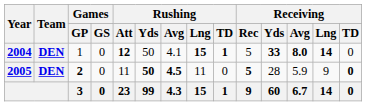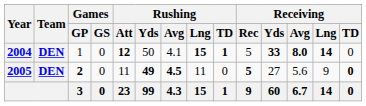(148, 71) 50 -> (148, 71) 49
(274, 71) 28 -> (274, 71) 27
(300, 71) 5.9 -> (300, 71) 5.6
